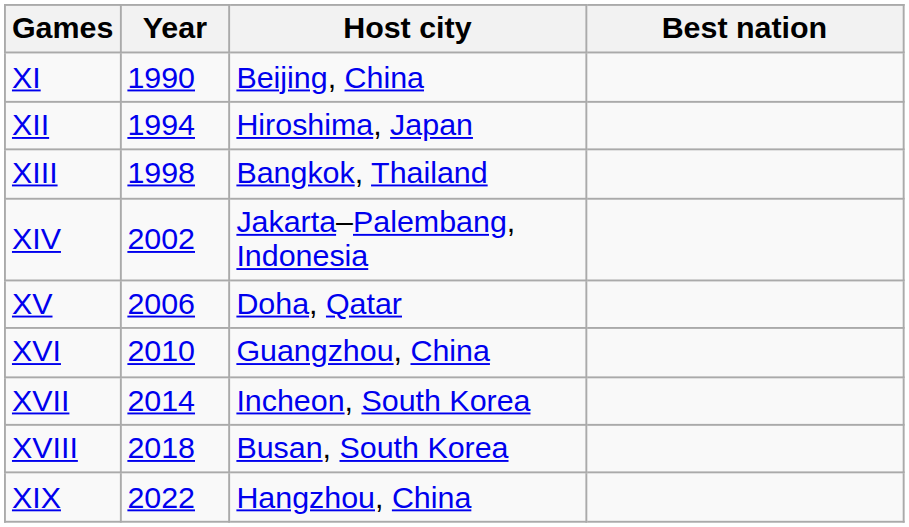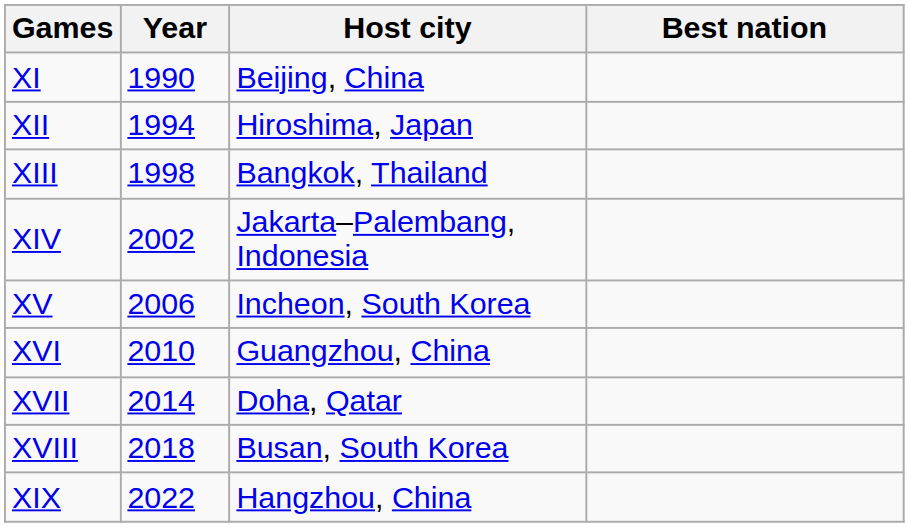(319, 303) Doha, Qatar -> (383, 303) Incheon, South Korea
(383, 400) Incheon, South Korea -> (319, 400) Doha, Qatar
